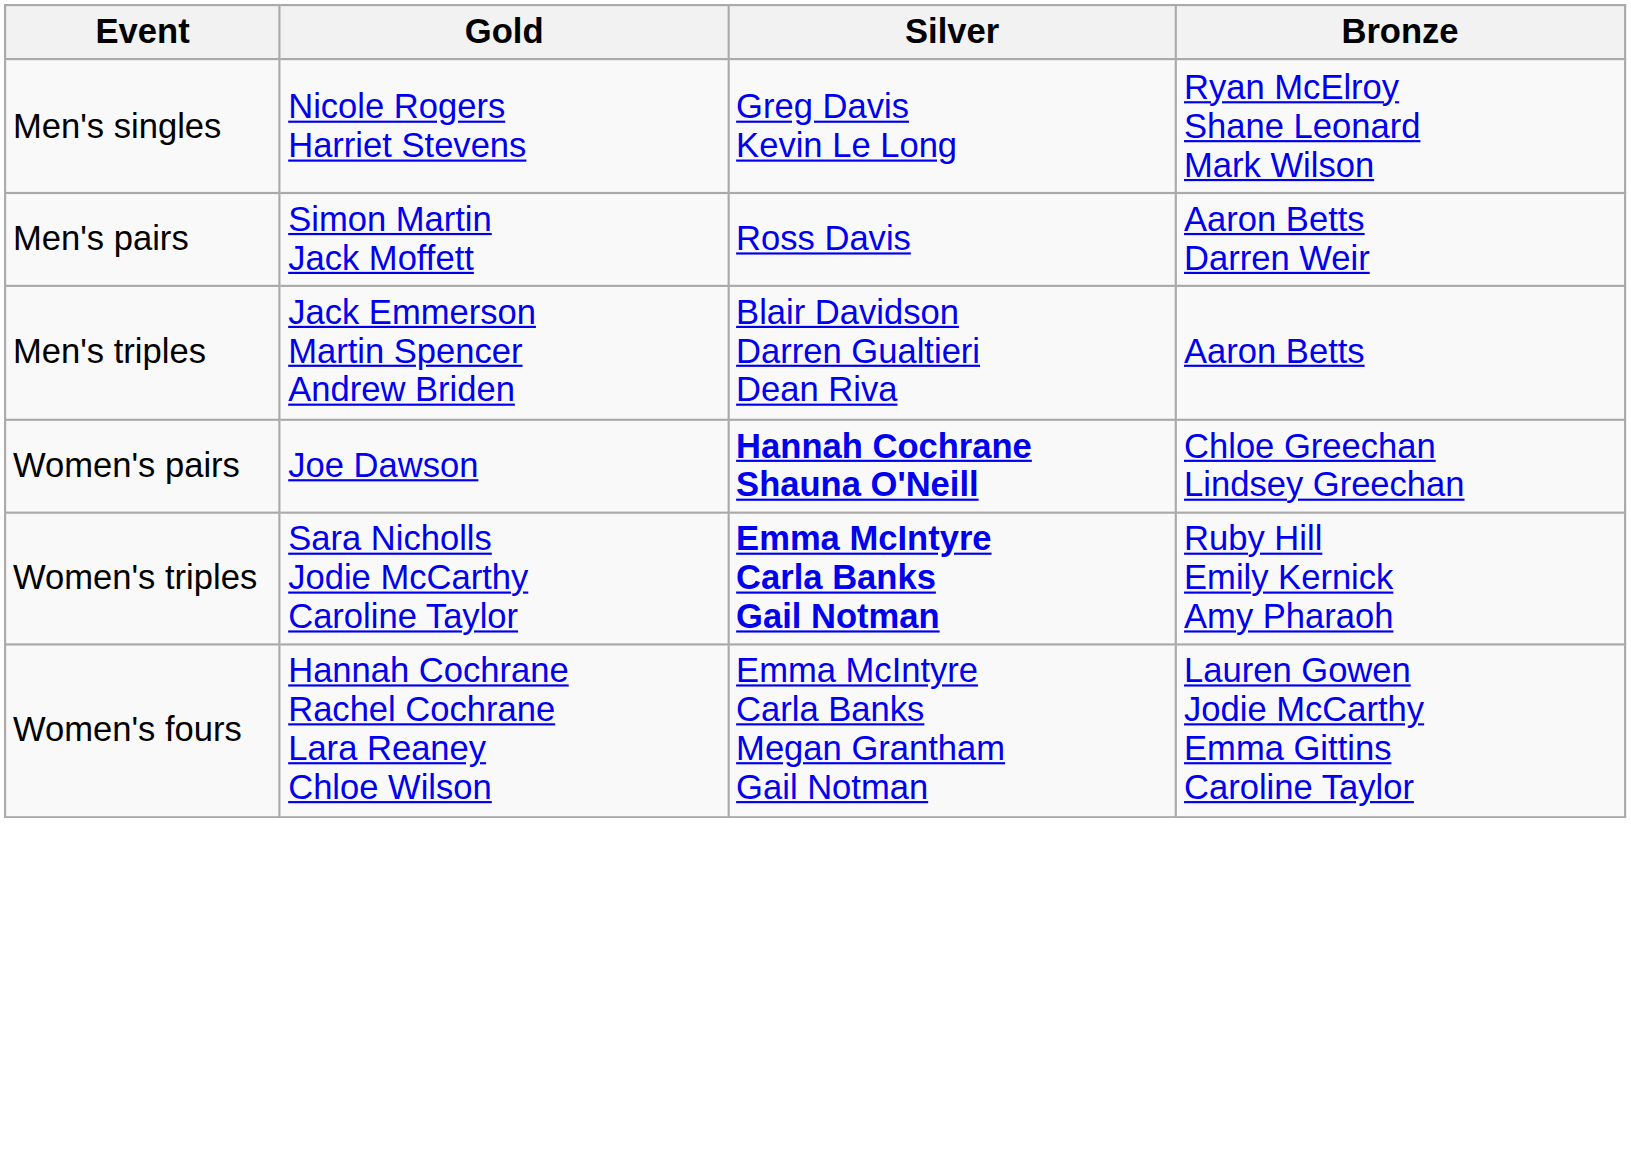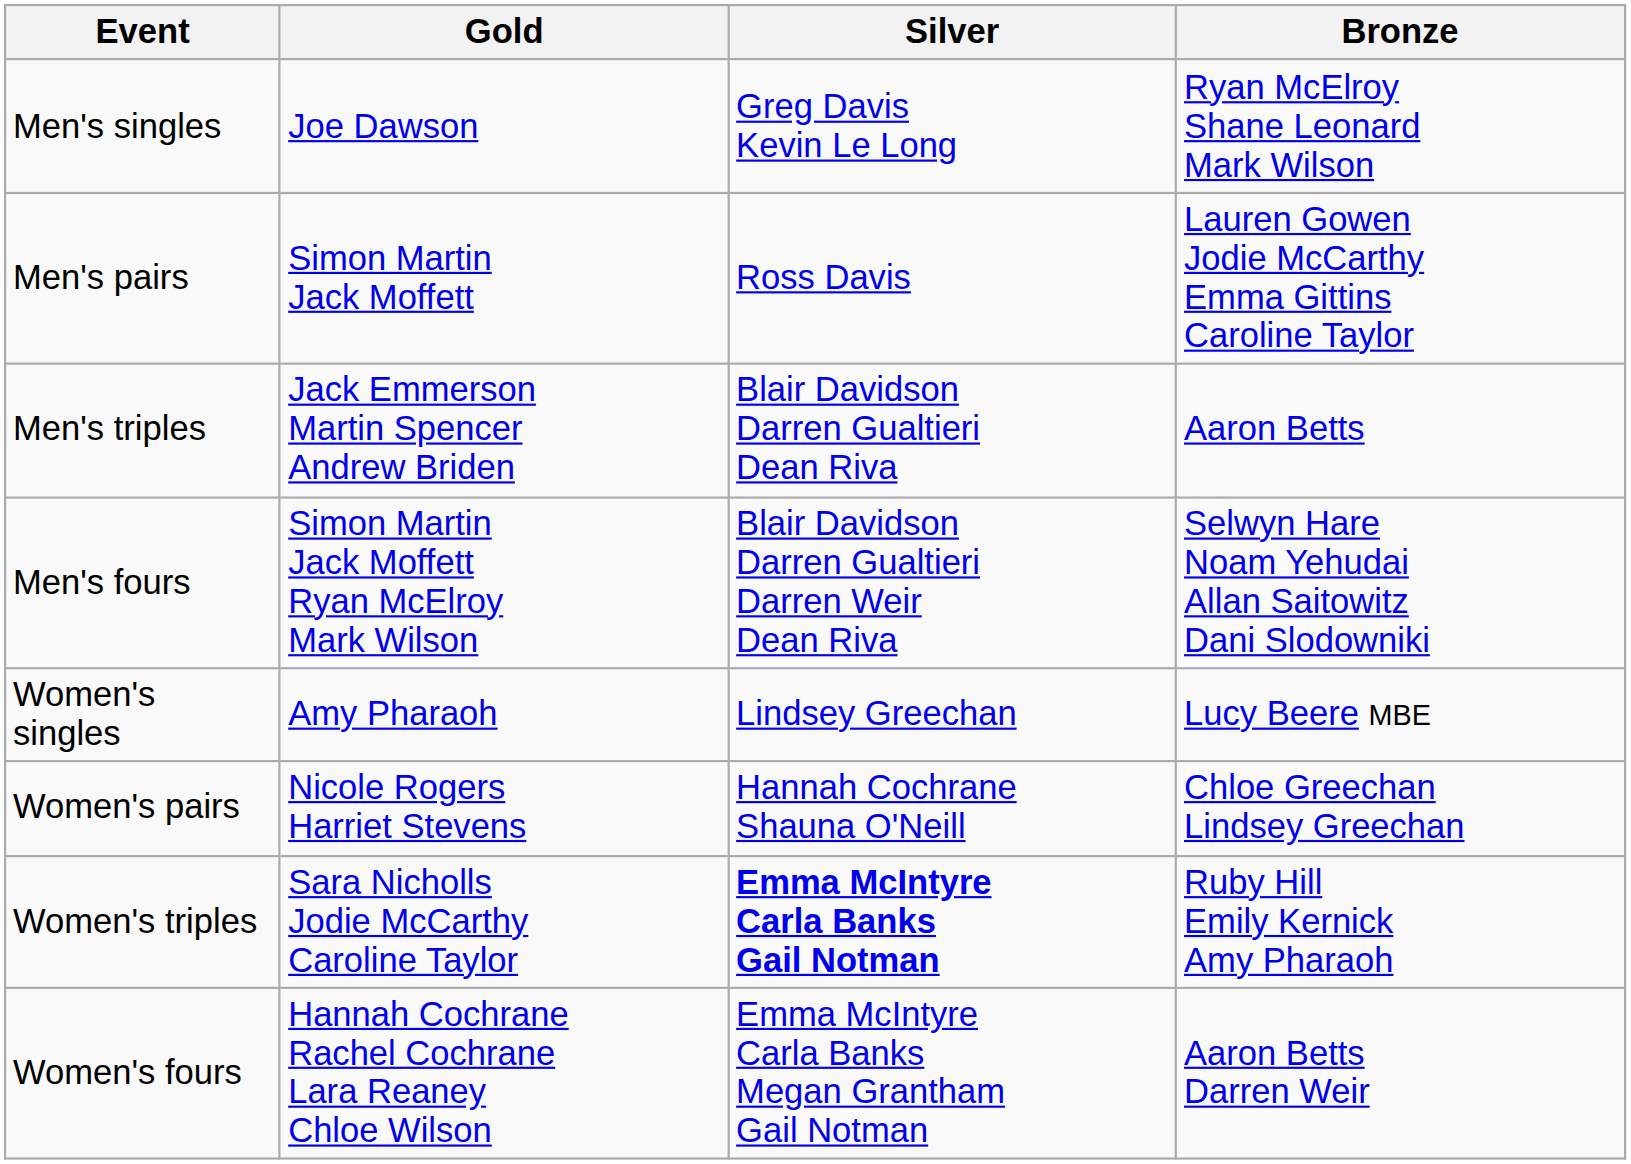(407, 125) Nicole Rogers Harriet Stevens -> (383, 125) Joe Dawson
(1277, 238) Aaron Betts Darren Weir -> (1304, 277) Lauren Gowen Jodie McCarthy Emma Gittins Caroline Taylor
+ row: (102, 581)
+ row: (84, 714)
(383, 464) Joe Dawson -> (407, 807) Nicole Rogers Harriet Stevens
(884, 464) bold -> (876, 807) normal
(1304, 730) Lauren Gowen Jodie McCarthy Emma Gittins Caroline Taylor -> (1277, 1073) Aaron Betts Darren Weir
